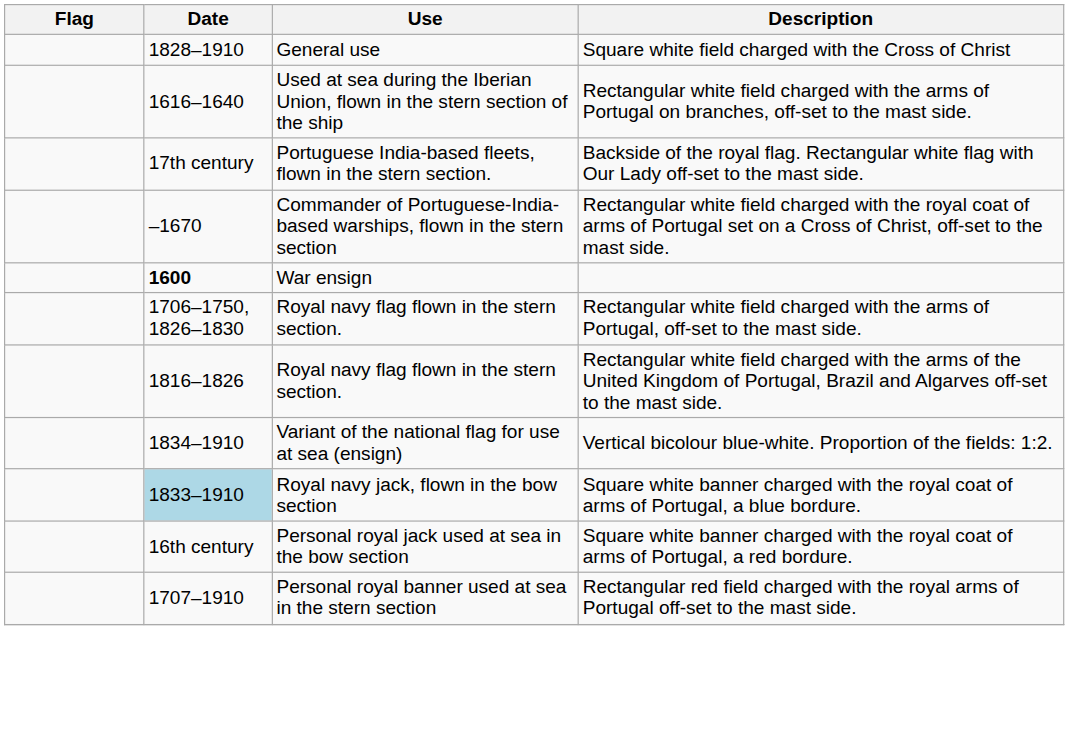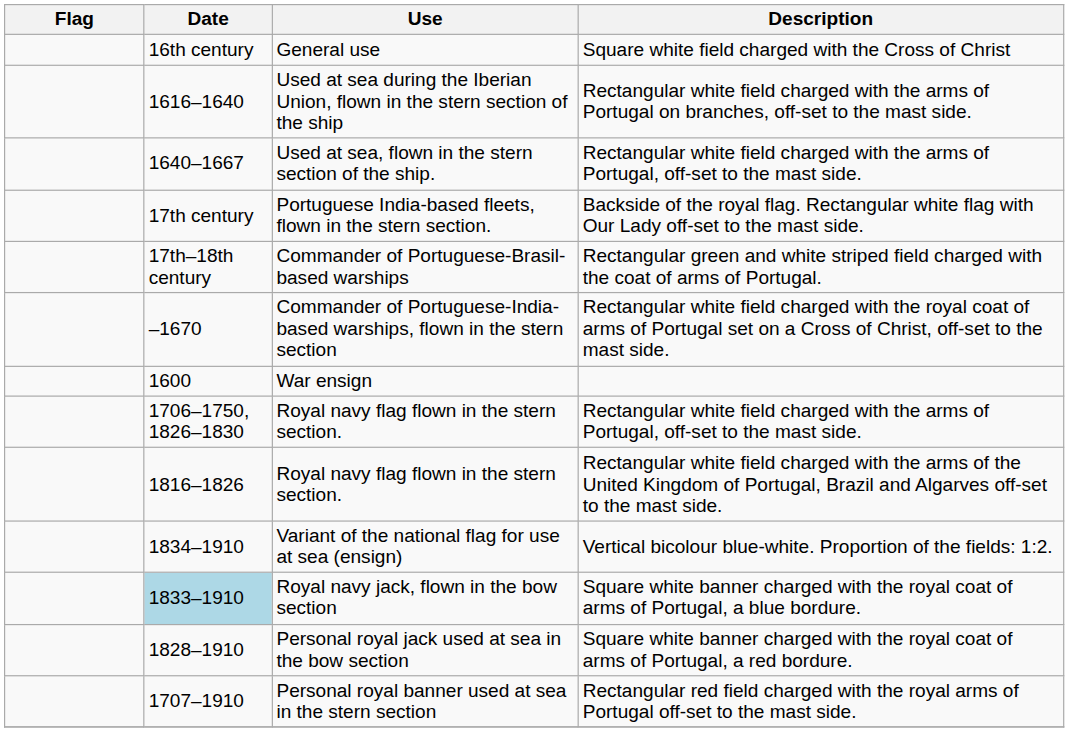(196, 49) 1828–1910 -> (201, 49) 16th century
+ row: (405, 163)
+ row: (421, 266)
(170, 277) bold -> (170, 380) normal
(201, 546) 16th century -> (196, 649) 1828–1910
